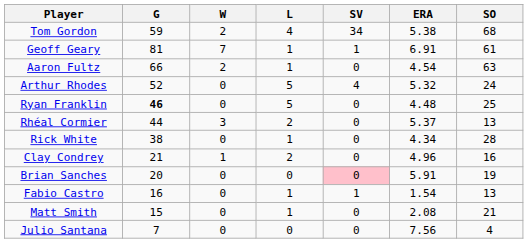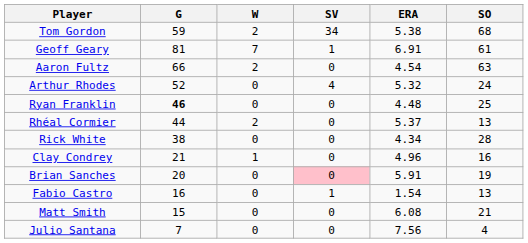- column: (290, 13)
(223, 121) 3 -> (255, 121) 2
(423, 212) 2.08 -> (408, 212) 6.08
